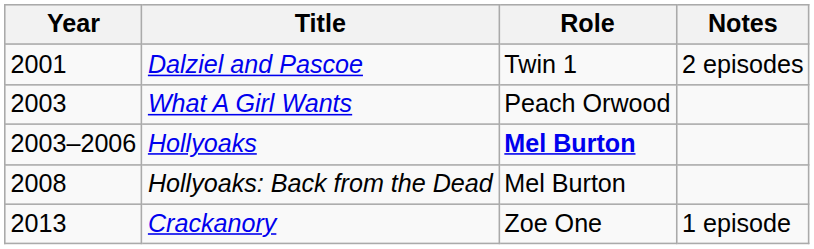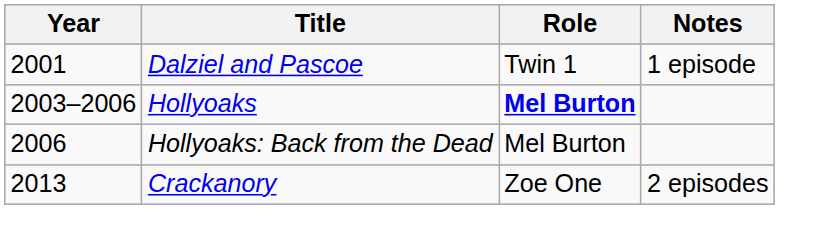(743, 64) 2 episodes -> (702, 64) 1 episode
- row: (250, 104)
(39, 183) 2008 -> (39, 143) 2006
(737, 223) 1 episode -> (708, 183) 2 episodes
